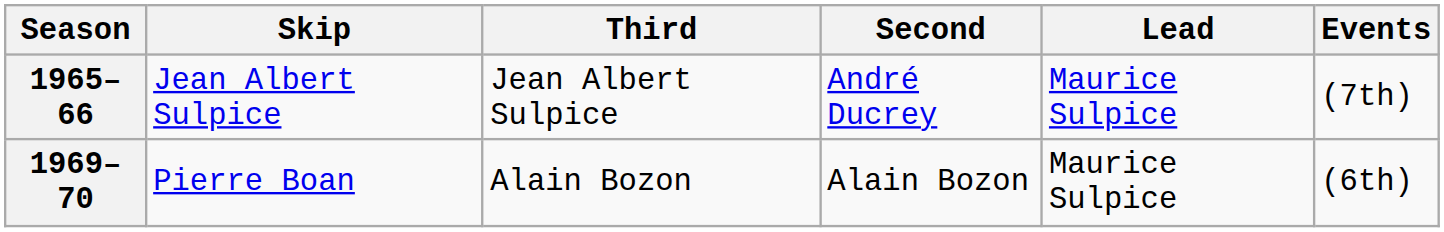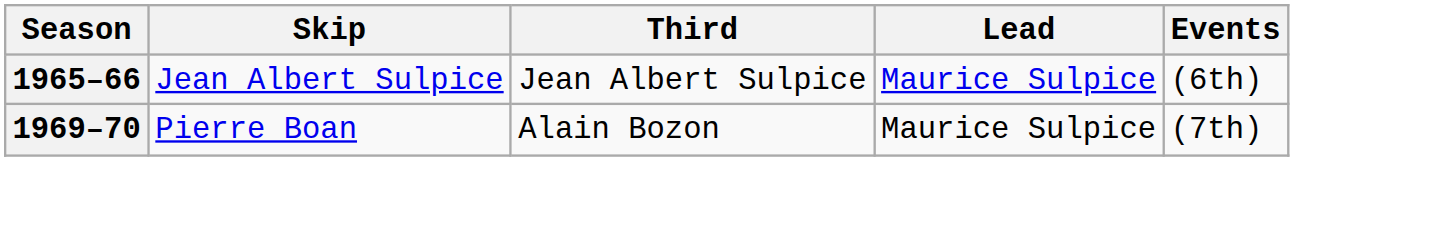- column: (931, 30)
(1367, 97) (7th) -> (1217, 80) (6th)
(1367, 183) (6th) -> (1217, 130) (7th)
